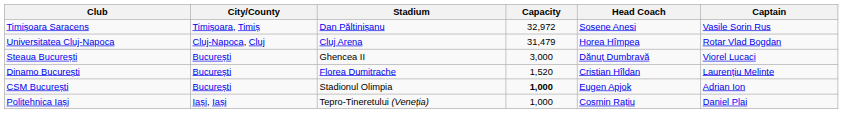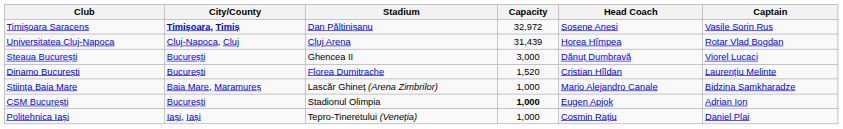(226, 27) normal -> (203, 27) bold
(541, 42) 31,479 -> (528, 42) 31,439
+ row: (42, 87)
